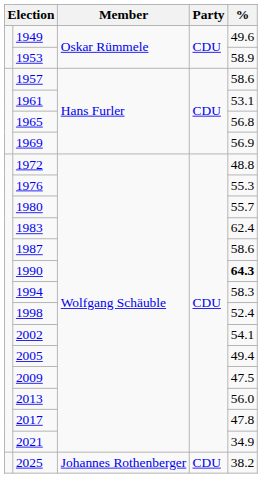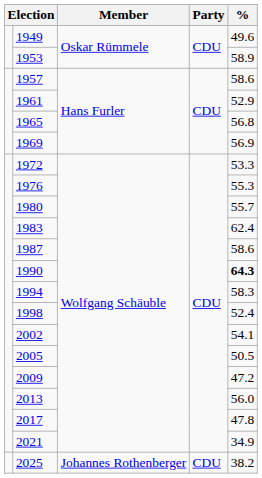(243, 100) 53.1 -> (243, 100) 52.9
(243, 164) 48.8 -> (243, 164) 53.3
(243, 356) 49.4 -> (243, 356) 50.5
(243, 377) 47.5 -> (243, 377) 47.2
